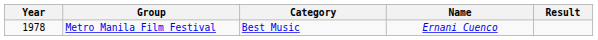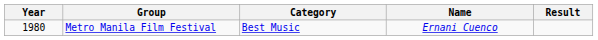(34, 28) 1978 -> (34, 28) 1980
